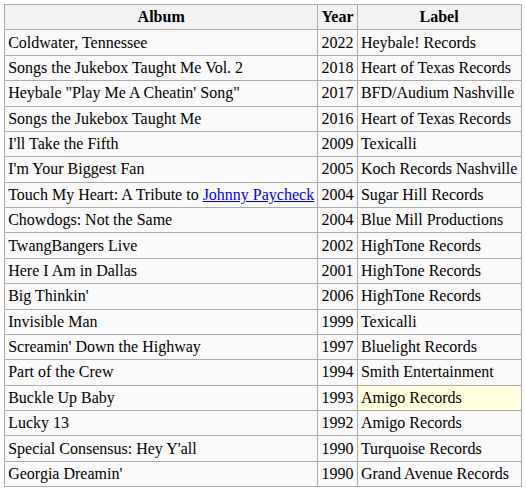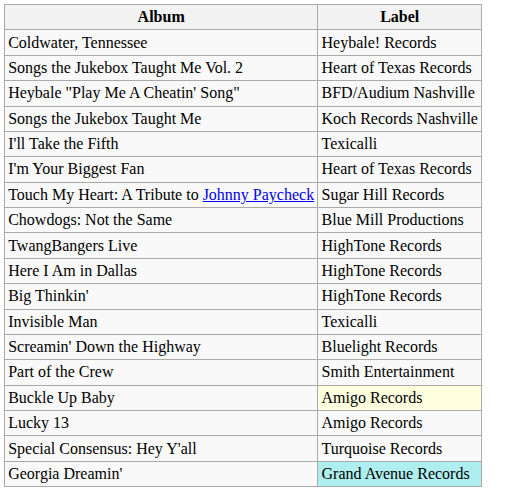- column: (338, 17)
(436, 118) Heart of Texas Records -> (400, 118) Koch Records Nashville
(439, 169) Koch Records Nashville -> (397, 169) Heart of Texas Records
(435, 473) no background -> (396, 473) paleturquoise background
